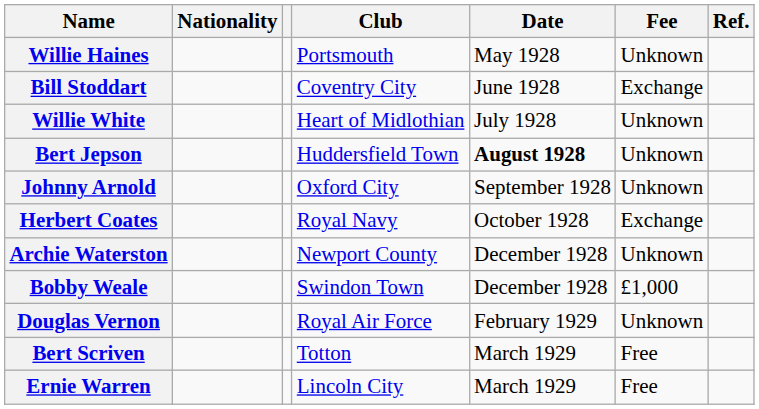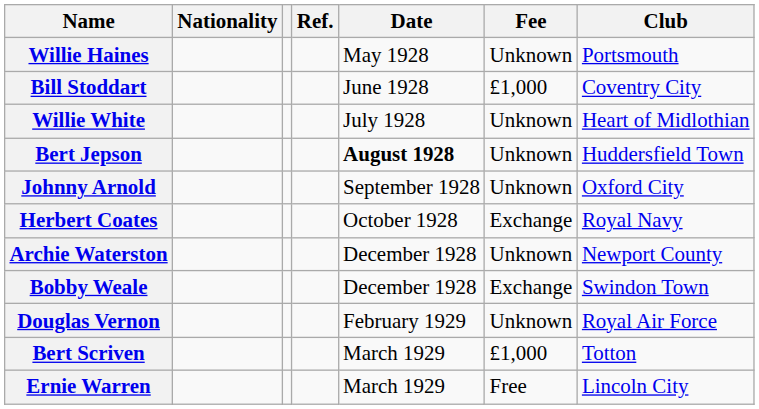columns swapped: (381, 21) <-> (731, 21)
(662, 87) Exchange -> (518, 87) £1,000
(649, 287) £1,000 -> (531, 287) Exchange
(639, 353) Free -> (518, 353) £1,000
